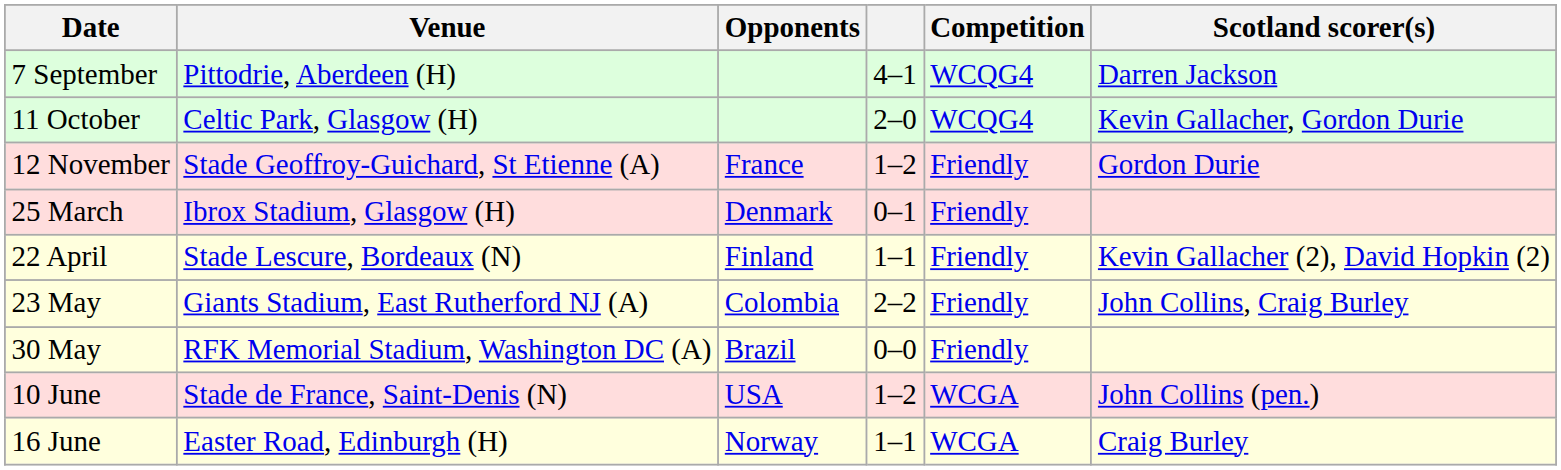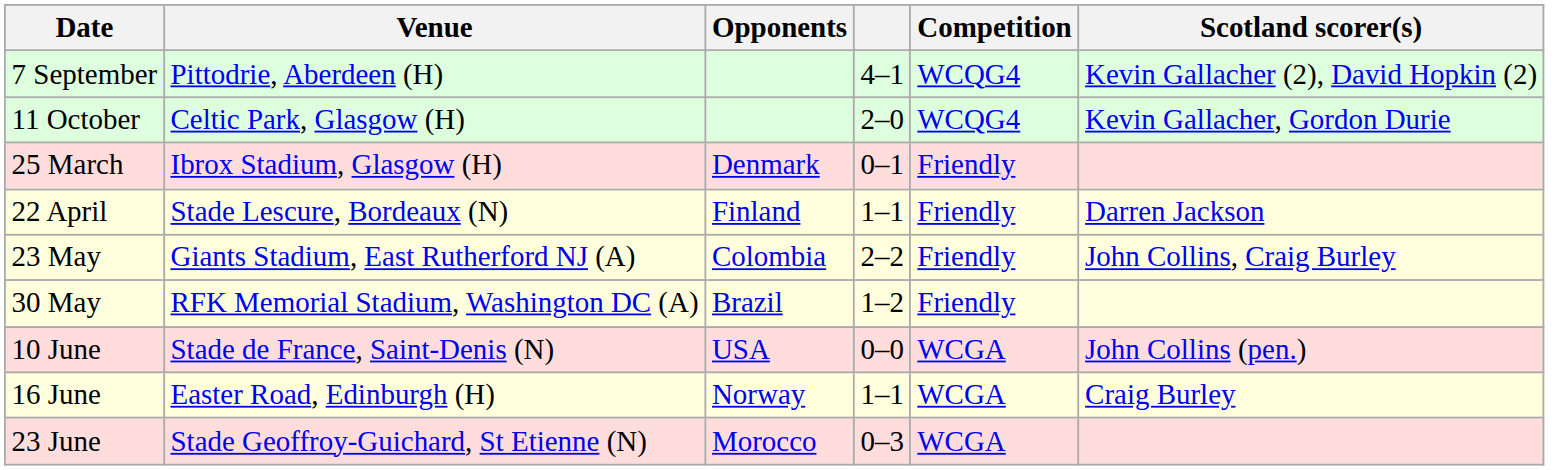(1188, 73) Darren Jackson -> (1311, 73) Kevin Gallacher (2), David Hopkin (2)
- row: (91, 165)
(1324, 257) Kevin Gallacher (2), David Hopkin (2) -> (1175, 211) Darren Jackson
(895, 348) 0–0 -> (882, 303) 1–2
(895, 394) 1–2 -> (882, 348) 0–0
+ row: (56, 440)
